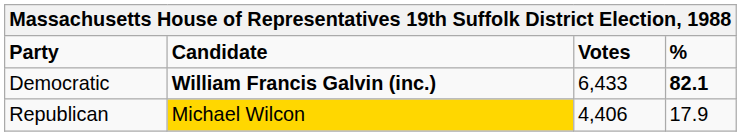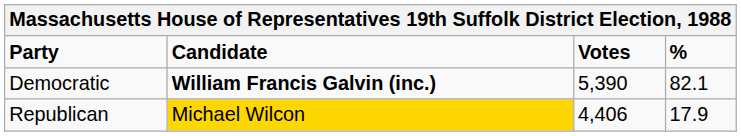(603, 83) 6,433 -> (603, 83) 5,390
(689, 83) bold -> (689, 83) normal
